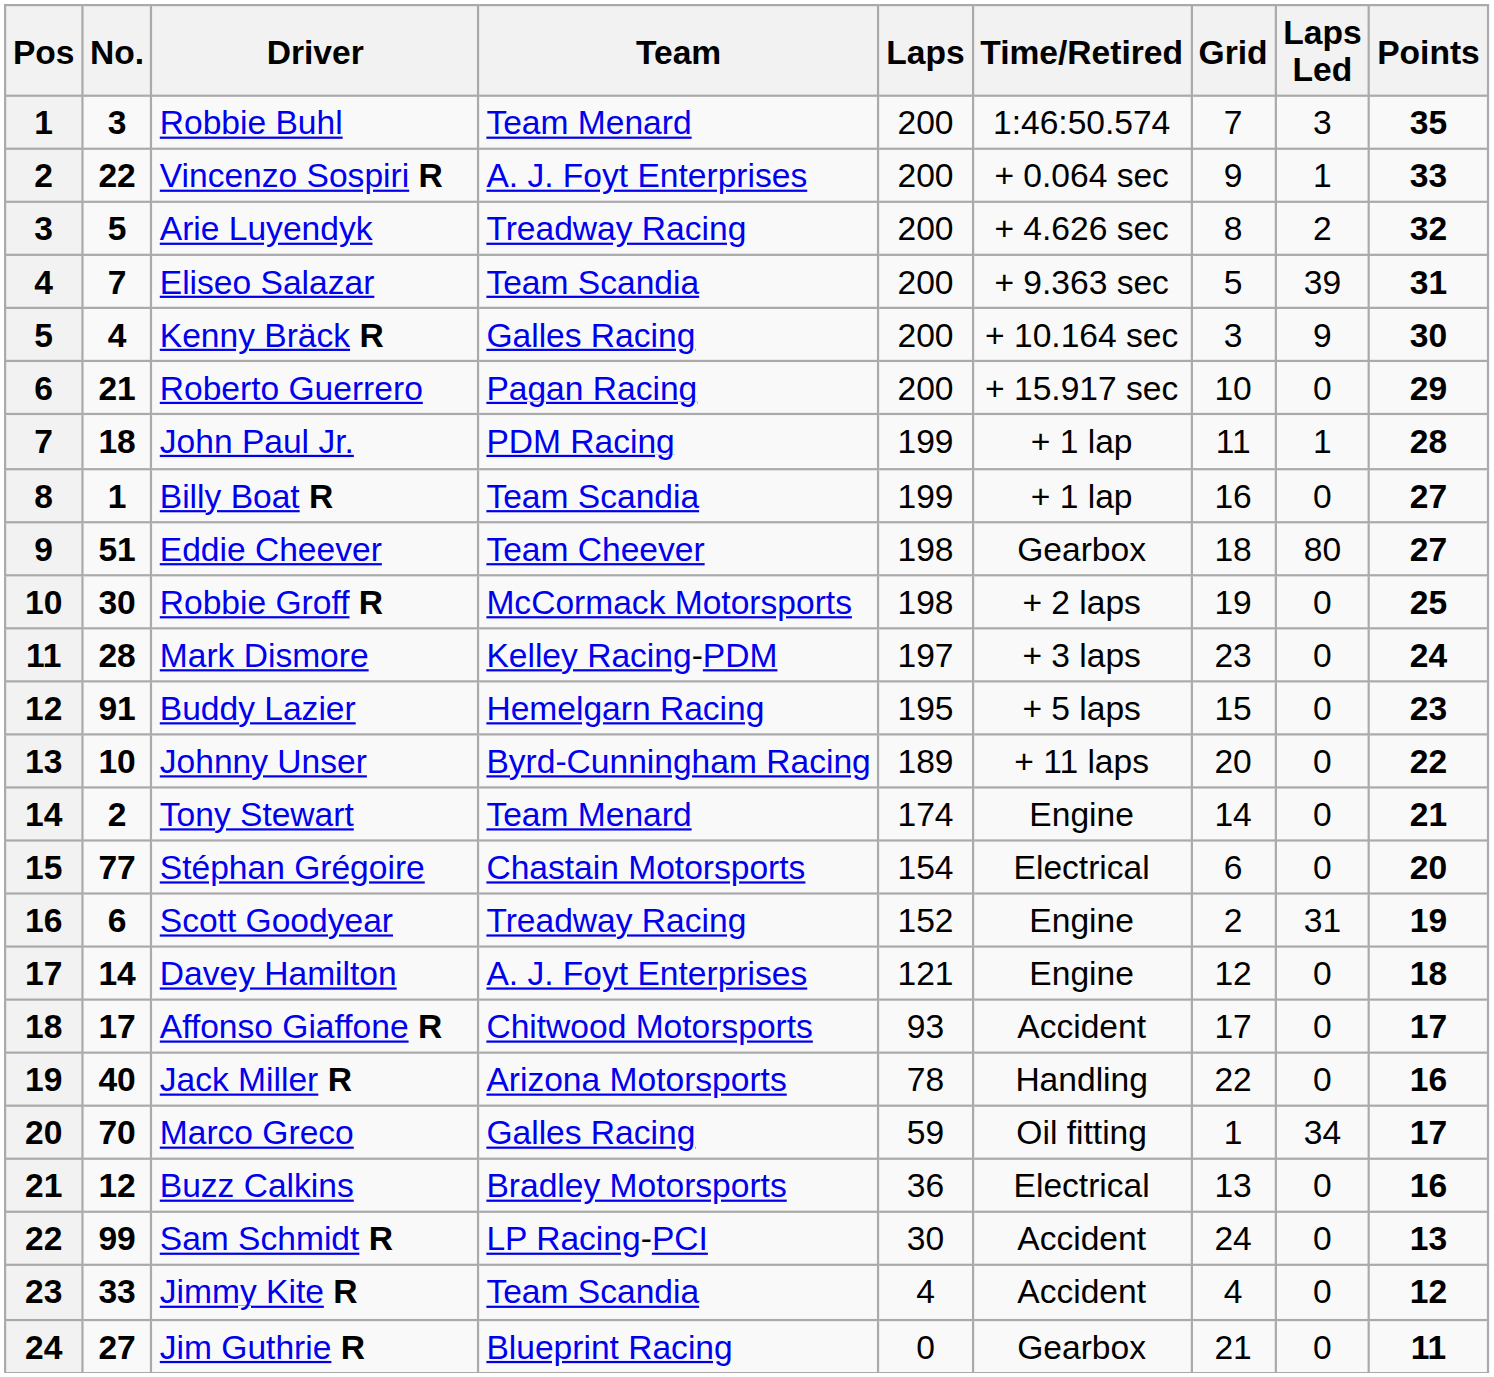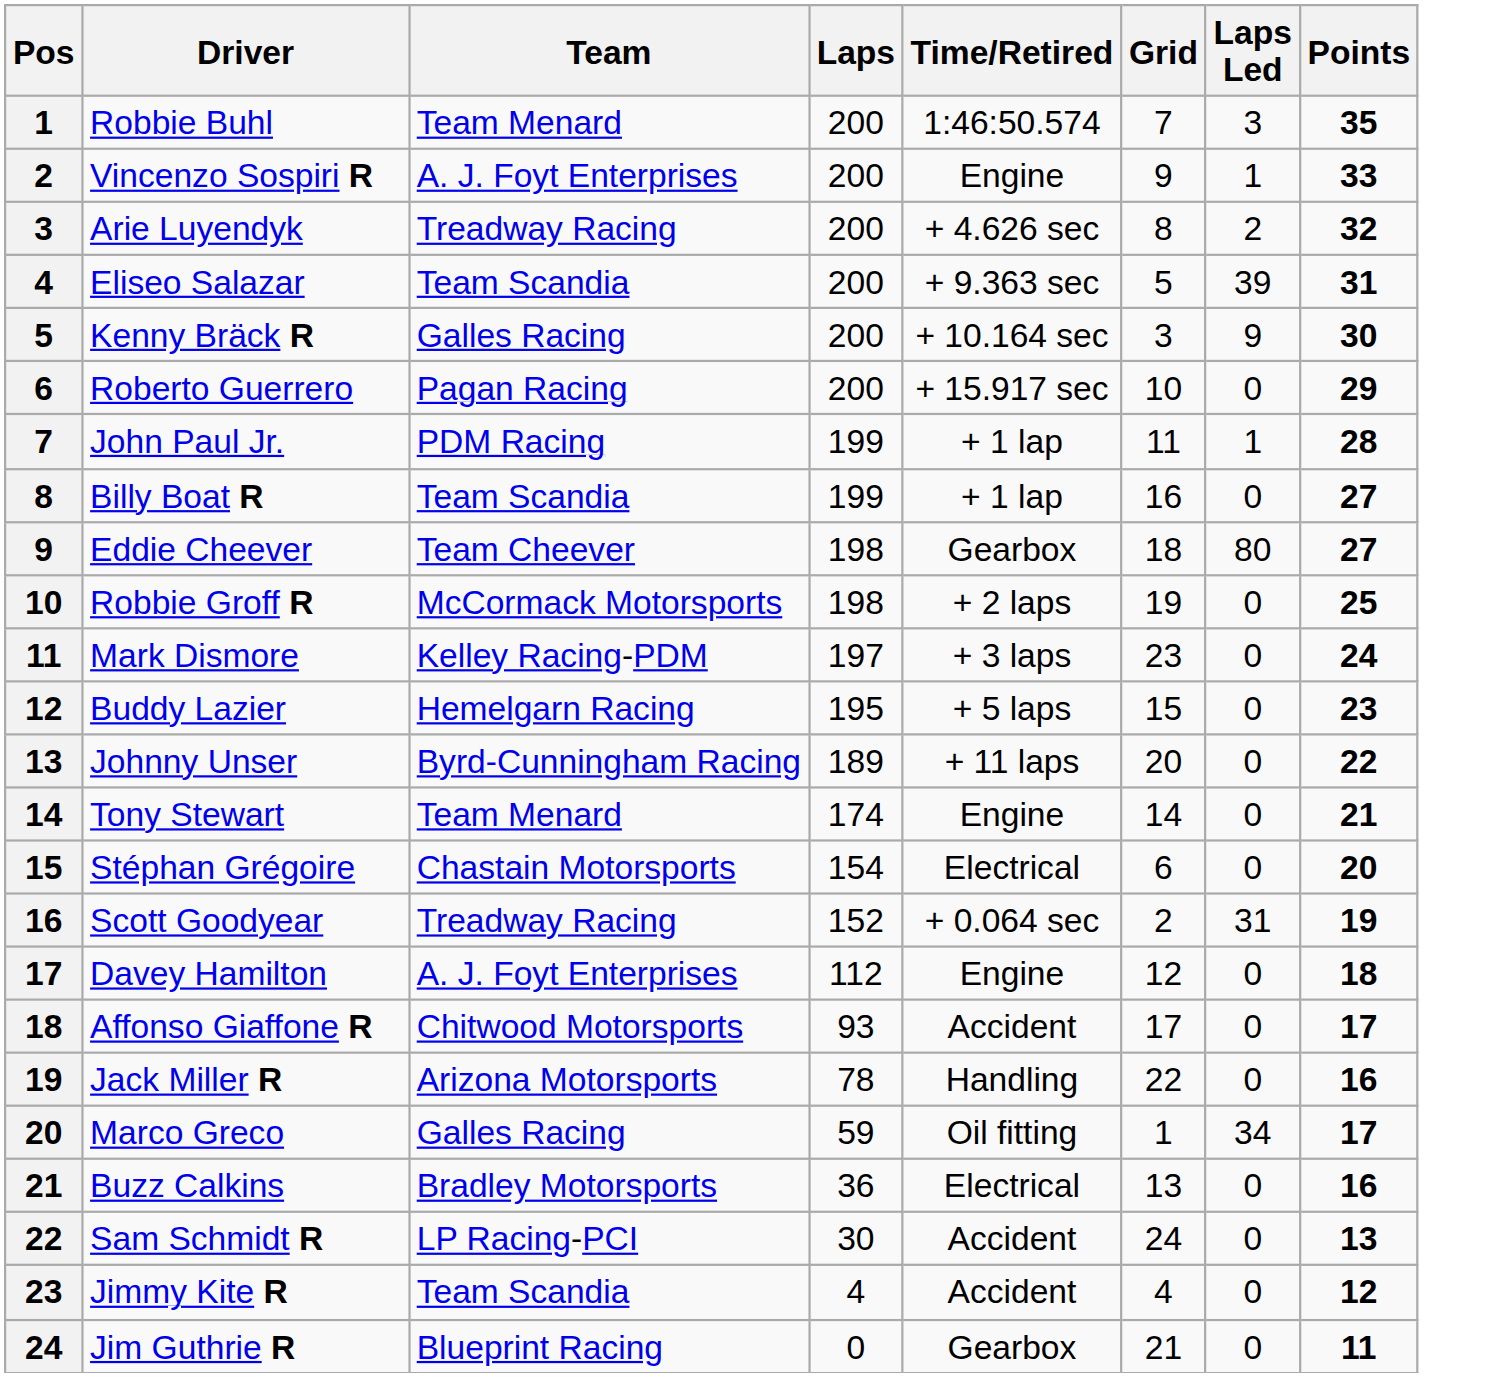- column: (117, 51)
(1082, 176) + 0.064 sec -> (1012, 176) Engine
(1082, 920) Engine -> (1012, 920) + 0.064 sec
(926, 973) 121 -> (856, 973) 112
